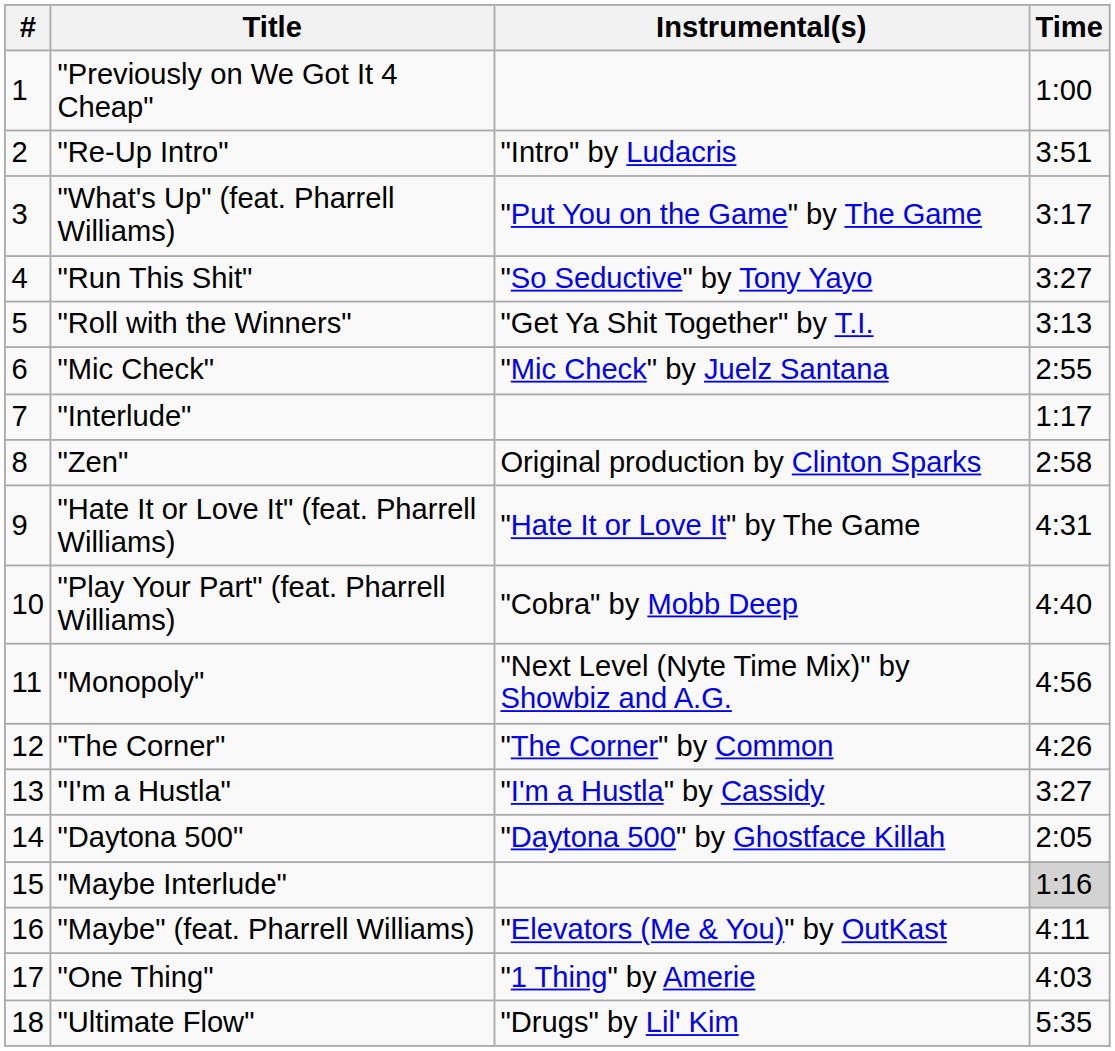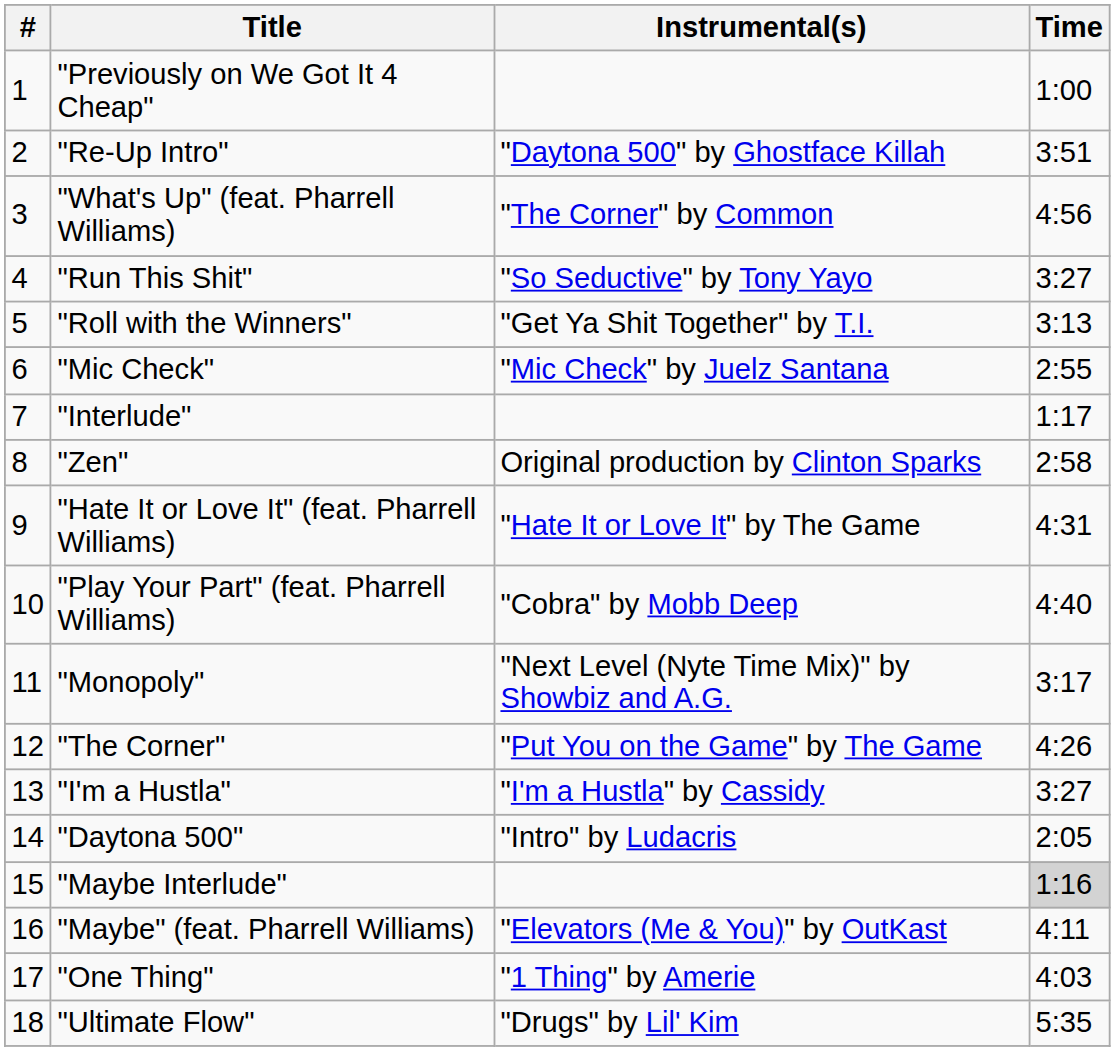(618, 152) "Intro" by Ludacris -> (723, 152) "Daytona 500" by Ghostface Killah
(741, 215) "Put You on the Game" by The Game -> (667, 215) "The Corner" by Common
(1064, 215) 3:17 -> (1064, 215) 4:56
(1064, 683) 4:56 -> (1064, 683) 3:17
(667, 745) "The Corner" by Common -> (741, 745) "Put You on the Game" by The Game
(723, 837) "Daytona 500" by Ghostface Killah -> (618, 837) "Intro" by Ludacris
